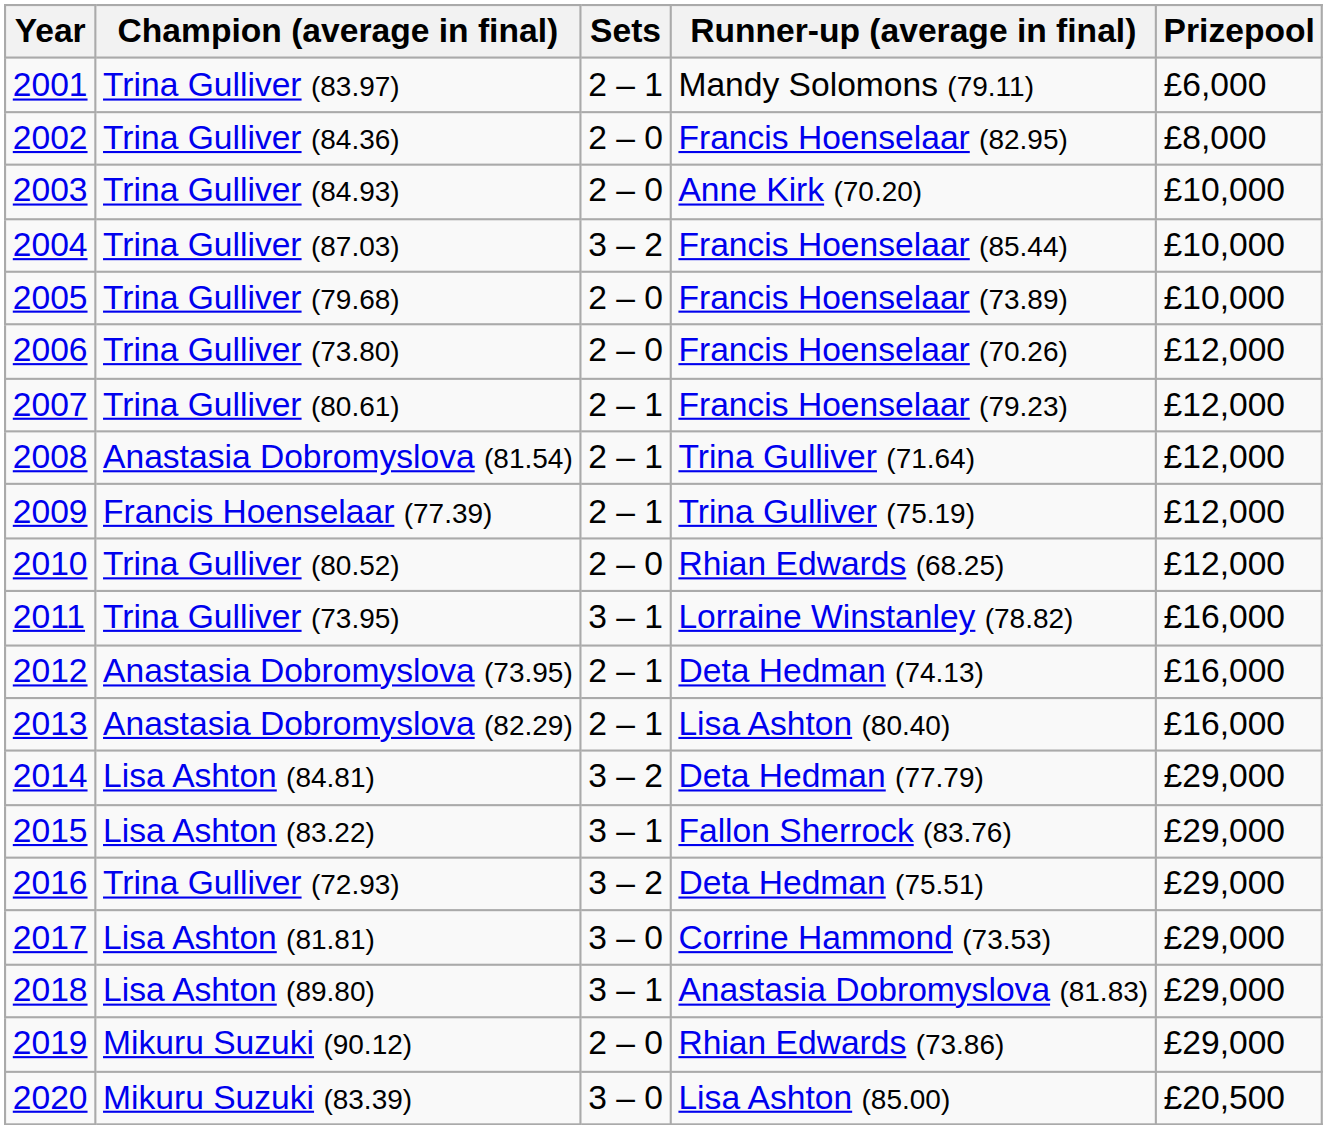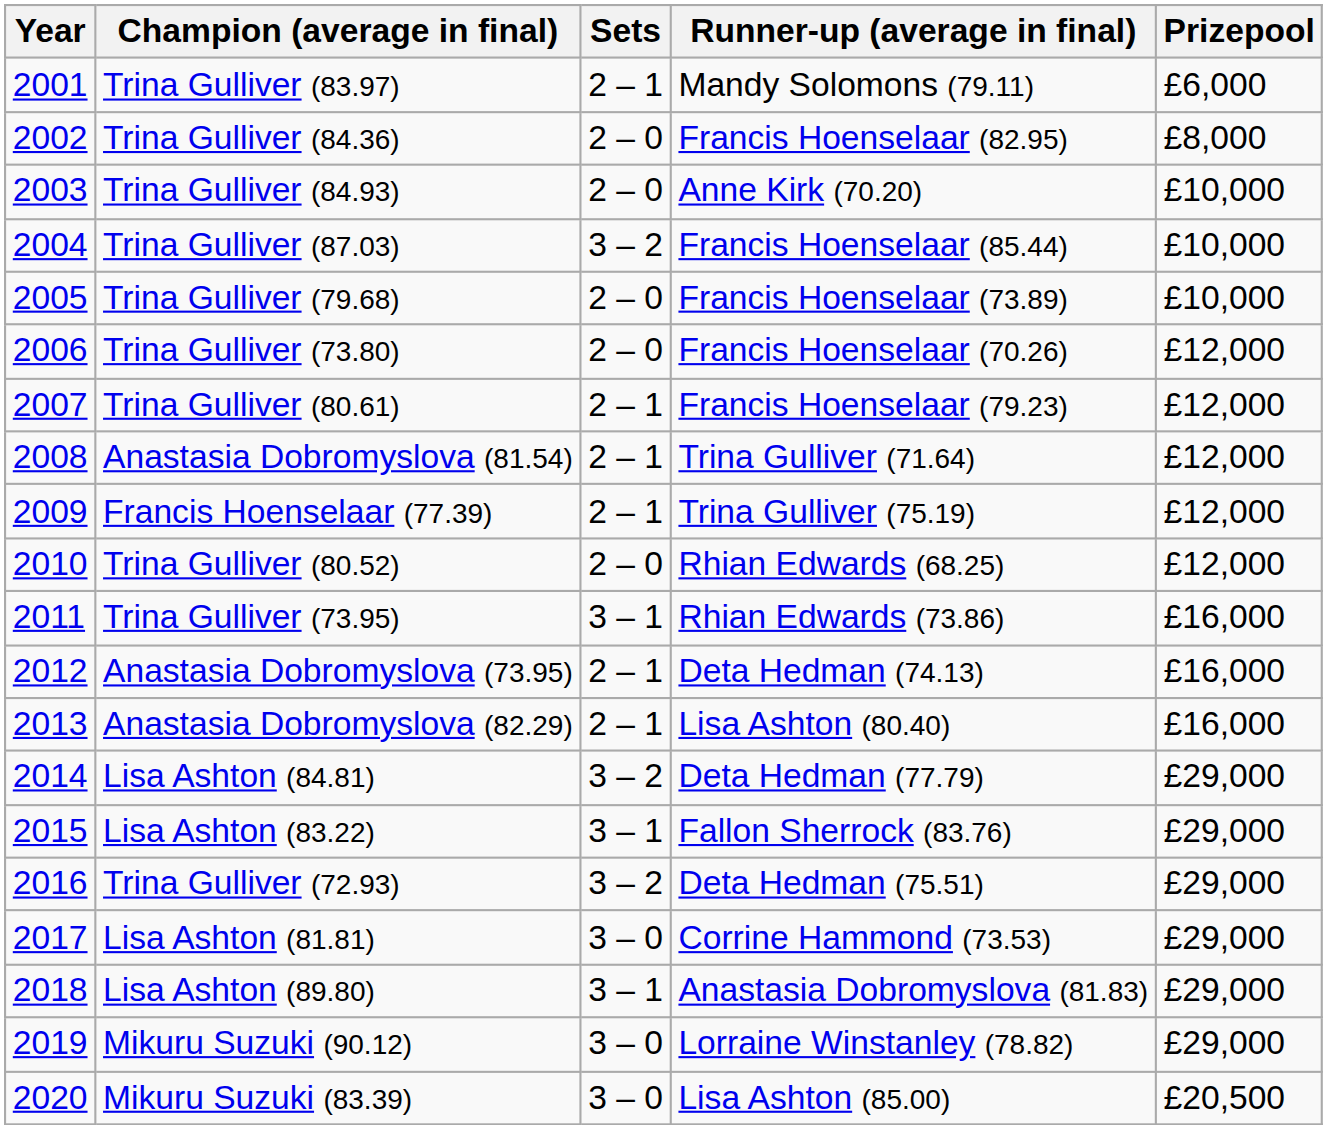(876, 617) Lorraine Winstanley (78.82) -> (841, 617) Rhian Edwards (73.86)
(626, 1043) 2 – 0 -> (626, 1043) 3 – 0
(841, 1043) Rhian Edwards (73.86) -> (876, 1043) Lorraine Winstanley (78.82)
